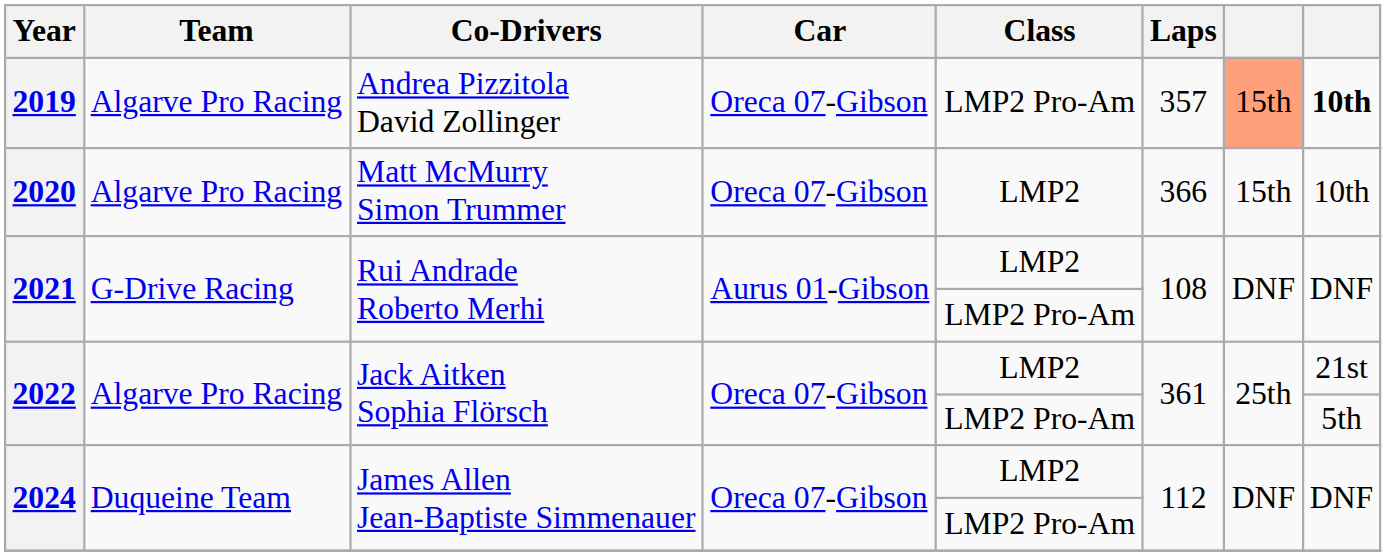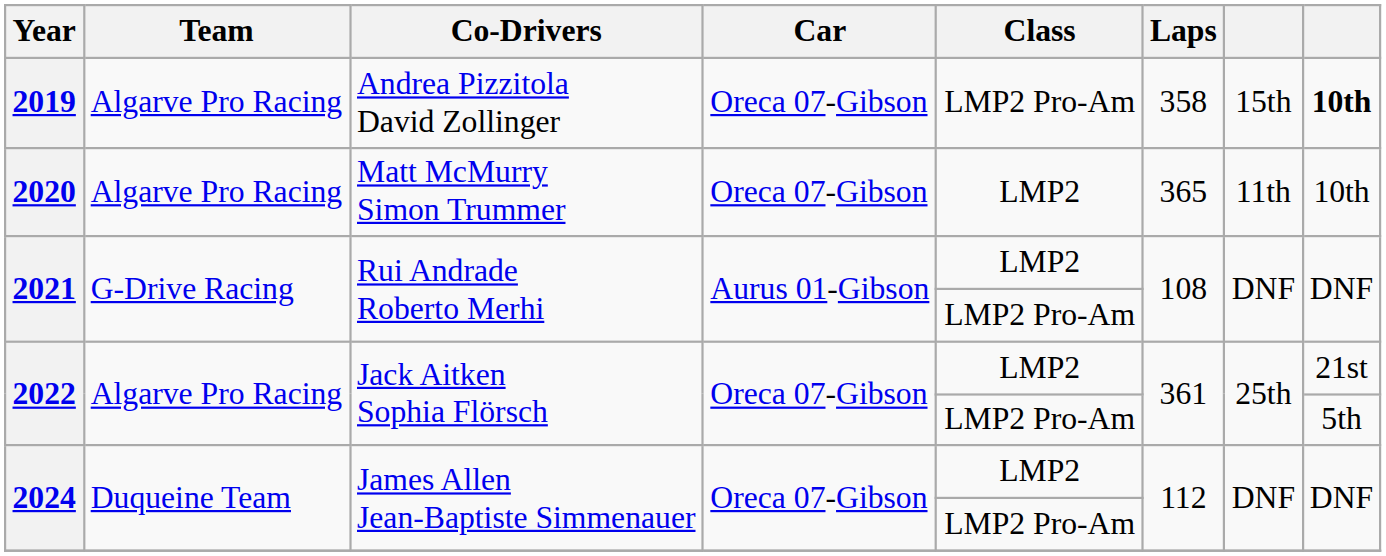(1183, 101) 357 -> (1183, 101) 358
(1263, 101) lightsalmon background -> (1263, 101) no background
(1183, 191) 366 -> (1183, 191) 365
(1263, 191) 15th -> (1263, 191) 11th
